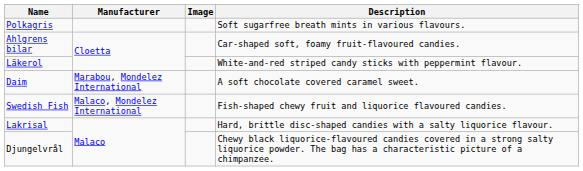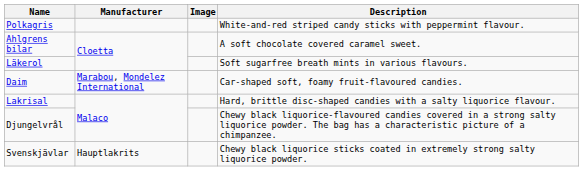(341, 25) Soft sugarfree breath mints in various flavours. -> (372, 25) White-and-red striped candy sticks with peppermint flavour.
(339, 44) Car-shaped soft, foamy fruit-flavoured candies. -> (321, 44) A soft chocolate covered caramel sweet.
(370, 63) White-and-red striped candy sticks with peppermint flavour. -> (344, 63) Soft sugarfree breath mints in various flavours.
(318, 82) A soft chocolate covered caramel sweet. -> (341, 82) Car-shaped soft, foamy fruit-flavoured candies.
- row: (37, 106)
+ row: (37, 154)
